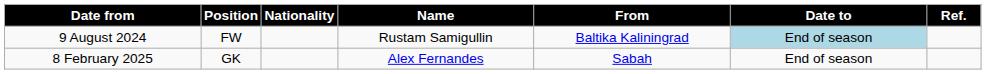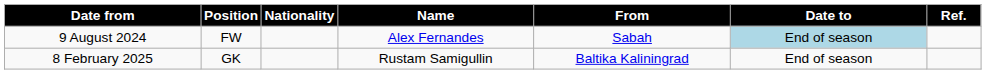(436, 37) Rustam Samigullin -> (436, 37) Alex Fernandes
(632, 37) Baltika Kaliningrad -> (632, 37) Sabah
(436, 59) Alex Fernandes -> (436, 59) Rustam Samigullin
(632, 59) Sabah -> (632, 59) Baltika Kaliningrad
